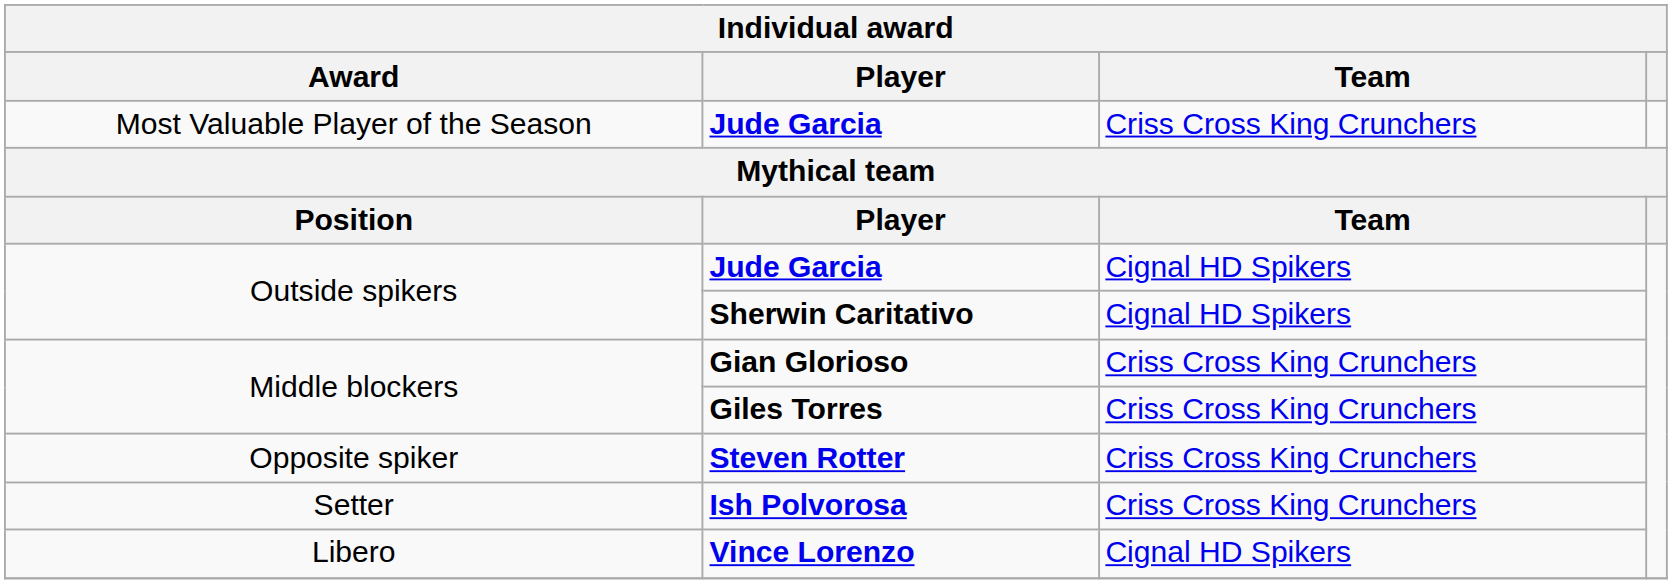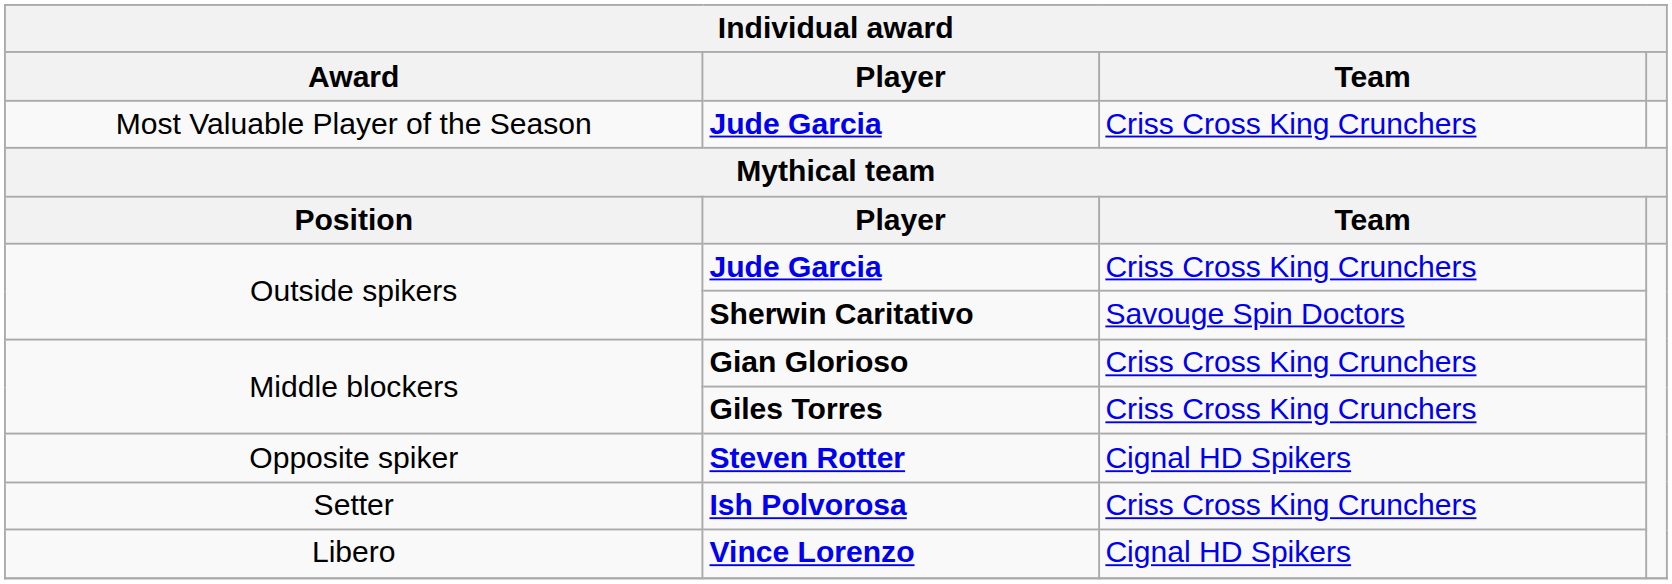(1228, 266) Cignal HD Spikers -> (1291, 266) Criss Cross King Crunchers
(1228, 314) Cignal HD Spikers -> (1255, 314) Savouge Spin Doctors
(1291, 457) Criss Cross King Crunchers -> (1228, 457) Cignal HD Spikers
